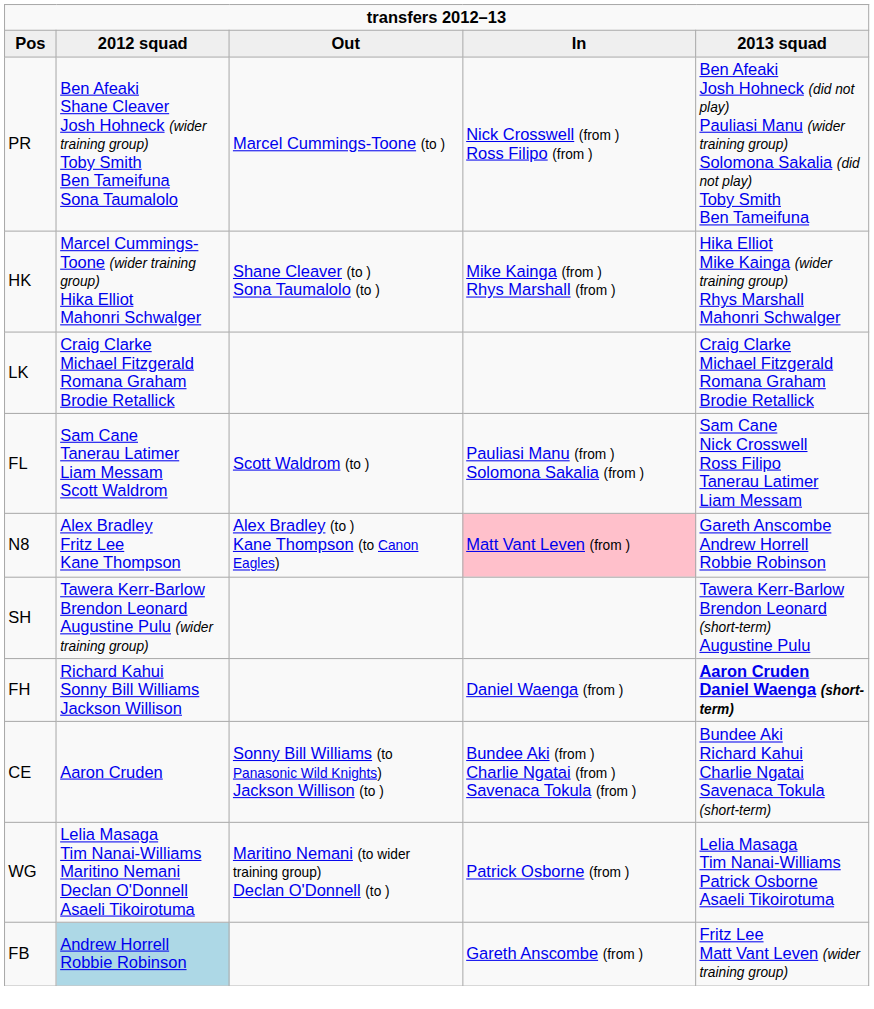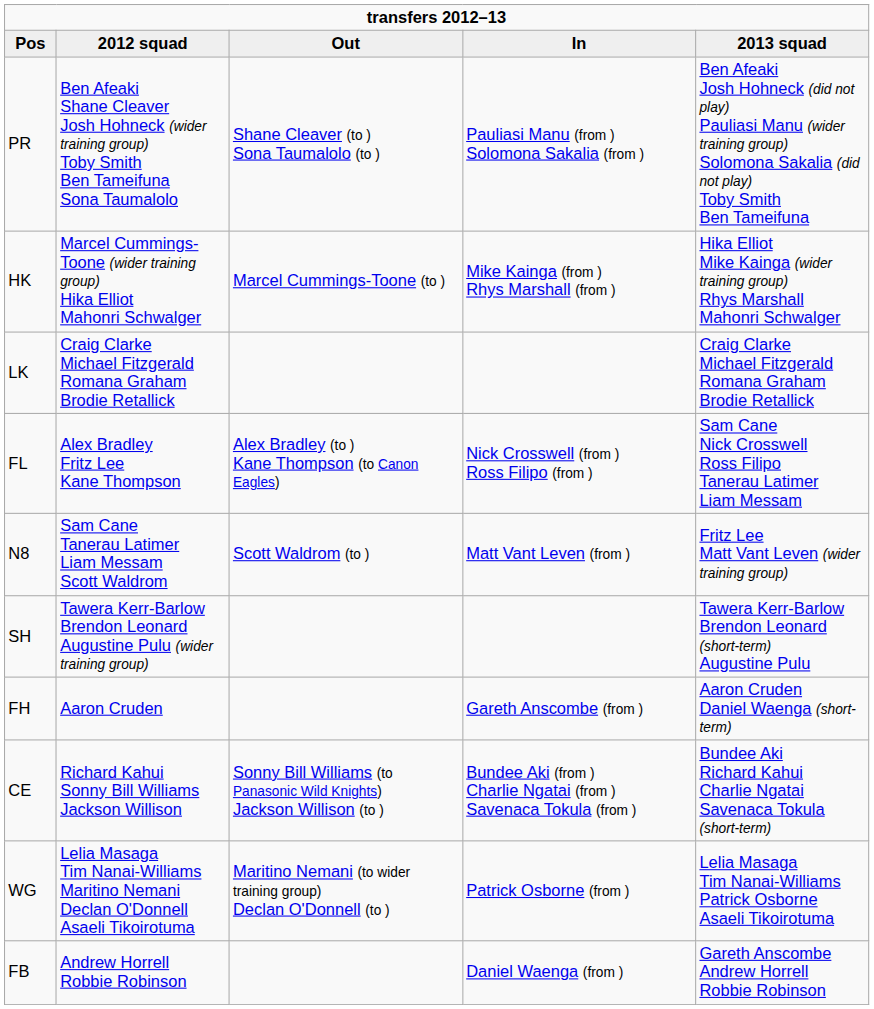(339, 144) Marcel Cummings-Toone (to ) -> (306, 144) Shane Cleaver (to ) Sona Taumalolo (to )
(543, 144) Nick Crosswell (from ) Ross Filipo (from ) -> (555, 144) Pauliasi Manu (from ) Solomona Sakalia (from )
(306, 281) Shane Cleaver (to ) Sona Taumalolo (to ) -> (339, 281) Marcel Cummings-Toone (to )
(120, 463) Sam Cane Tanerau Latimer Liam Messam Scott Waldrom -> (120, 463) Alex Bradley Fritz Lee Kane Thompson
(301, 463) Scott Waldrom (to ) -> (326, 463) Alex Bradley (to ) Kane Thompson (to Canon Eagles)
(555, 463) Pauliasi Manu (from ) Solomona Sakalia (from ) -> (543, 463) Nick Crosswell (from ) Ross Filipo (from )
(120, 545) Alex Bradley Fritz Lee Kane Thompson -> (120, 554) Sam Cane Tanerau Latimer Liam Messam Scott Waldrom
(326, 545) Alex Bradley (to ) Kane Thompson (to Canon Eagles) -> (301, 554) Scott Waldrom (to )
(548, 545) pink background -> (548, 554) no background
(765, 545) Gareth Anscombe Andrew Horrell Robbie Robinson -> (780, 554) Fritz Lee Matt Vant Leven (wider training group)
(130, 690) Richard Kahui Sonny Bill Williams Jackson Willison -> (111, 708) Aaron Cruden
(545, 690) Daniel Waenga (from ) -> (555, 708) Gareth Anscombe (from )
(782, 690) bold -> (778, 708) normal
(111, 771) Aaron Cruden -> (130, 790) Richard Kahui Sonny Bill Williams Jackson Willison
(123, 953) lightblue background -> (123, 972) no background
(555, 953) Gareth Anscombe (from ) -> (545, 972) Daniel Waenga (from )
(780, 953) Fritz Lee Matt Vant Leven (wider training group) -> (765, 972) Gareth Anscombe Andrew Horrell Robbie Robinson
